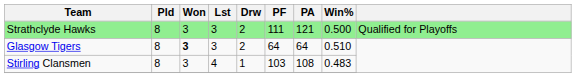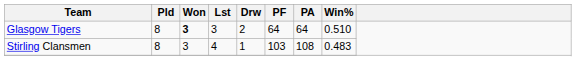- row: (51, 30)
